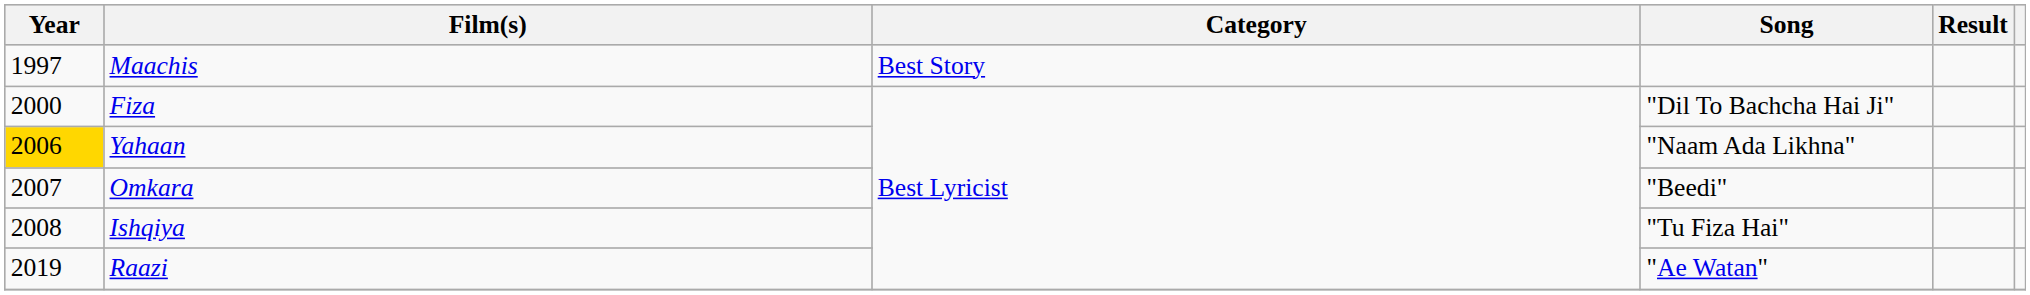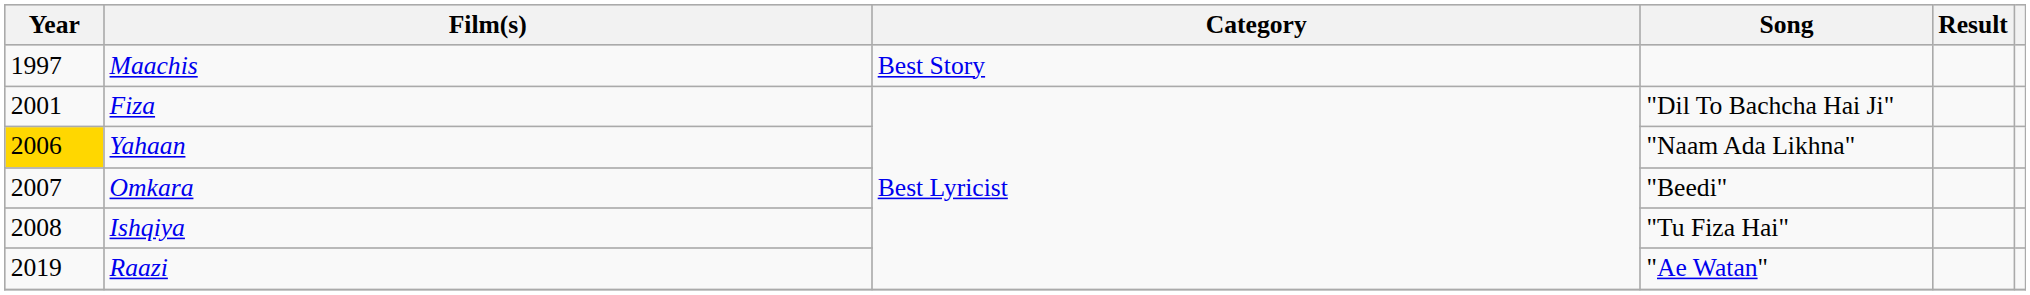(36, 106) 2000 -> (36, 106) 2001
